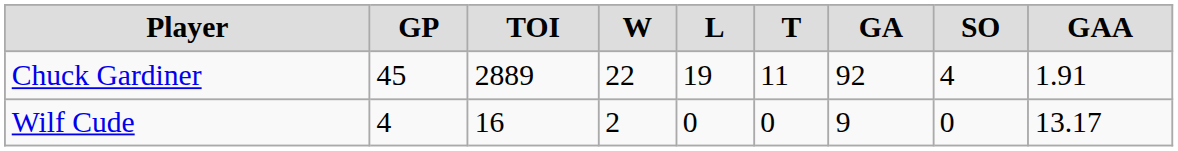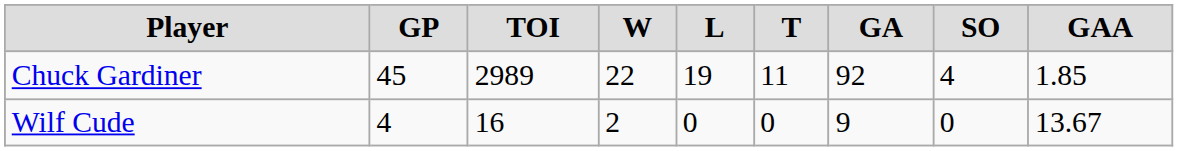(504, 74) 2889 -> (504, 74) 2989
(1061, 74) 1.91 -> (1061, 74) 1.85
(1068, 121) 13.17 -> (1068, 121) 13.67
